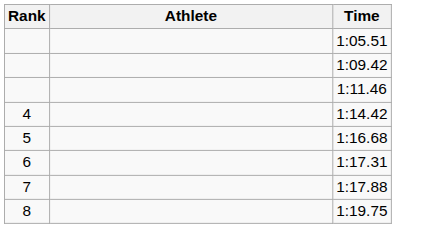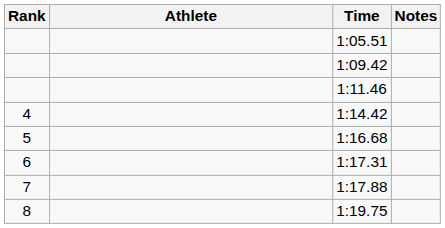+ column: (416, 16)
